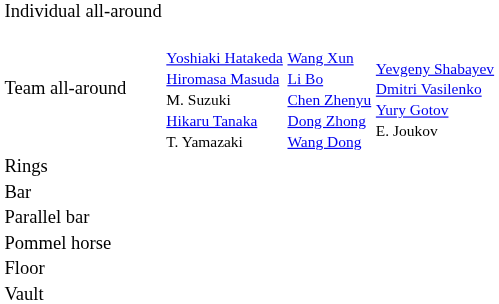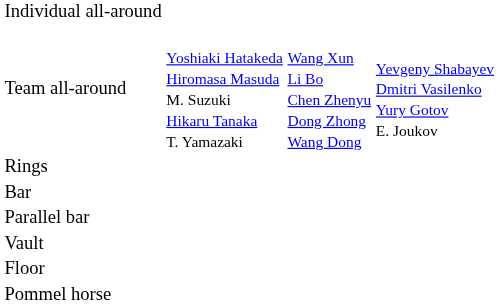rows swapped: (24, 293) <-> (58, 242)
